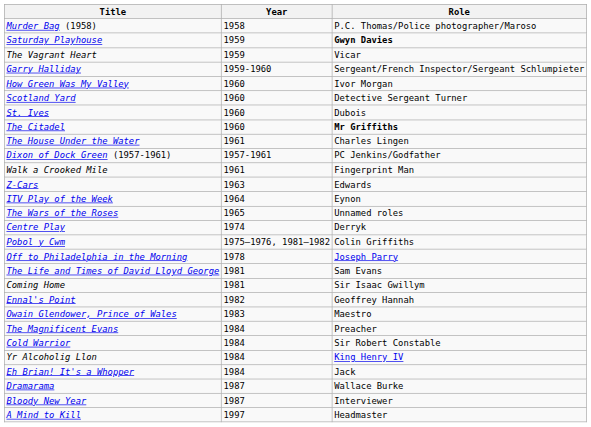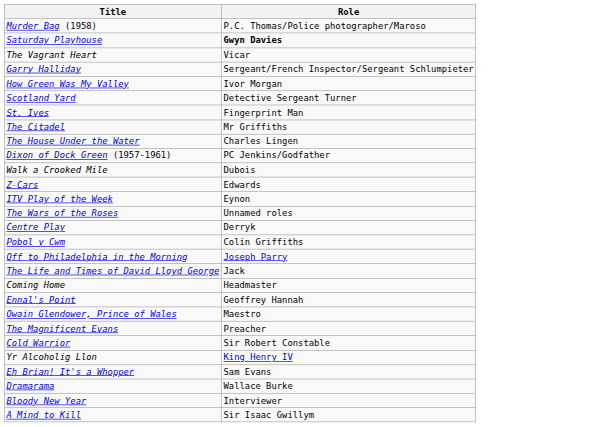- column: (277, 12)
(350, 112) Dubois -> (263, 112) Fingerprint Man
(366, 127) bold -> (255, 127) normal
(374, 170) Fingerprint Man -> (240, 170) Dubois
(358, 271) Sam Evans -> (234, 271) Jack
(379, 285) Sir Isaac Gwillym -> (250, 285) Headmaster
(345, 372) Jack -> (247, 372) Sam Evans
(361, 415) Headmaster -> (269, 415) Sir Isaac Gwillym
